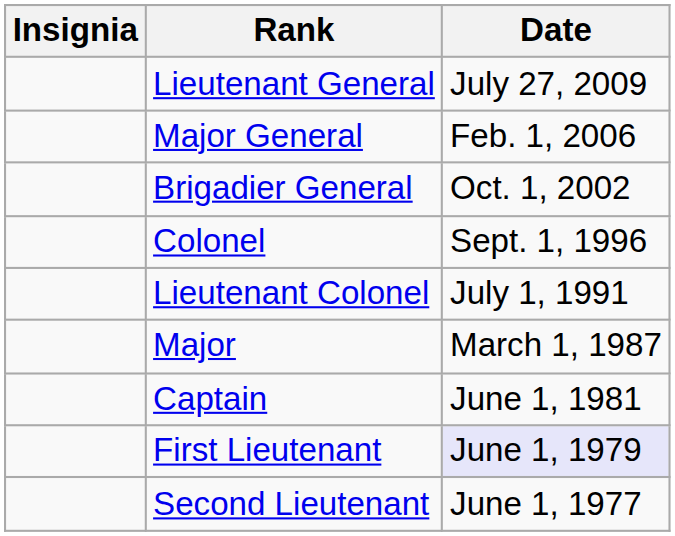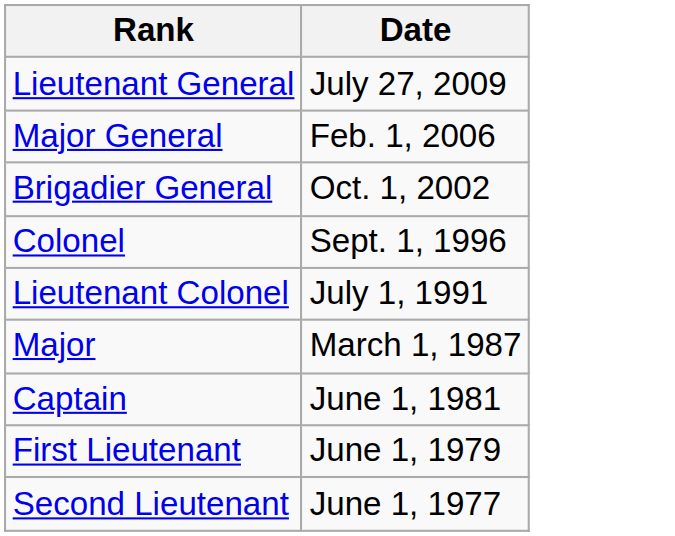- column: (75, 30)
(546, 450) lavender background -> (405, 450) no background
